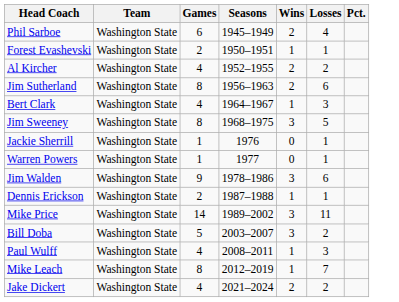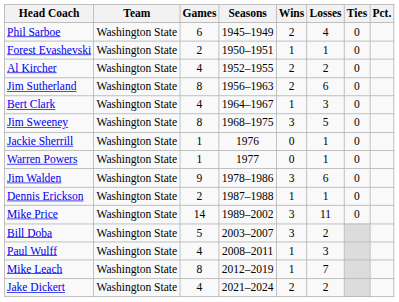+ column: (357, 13)
